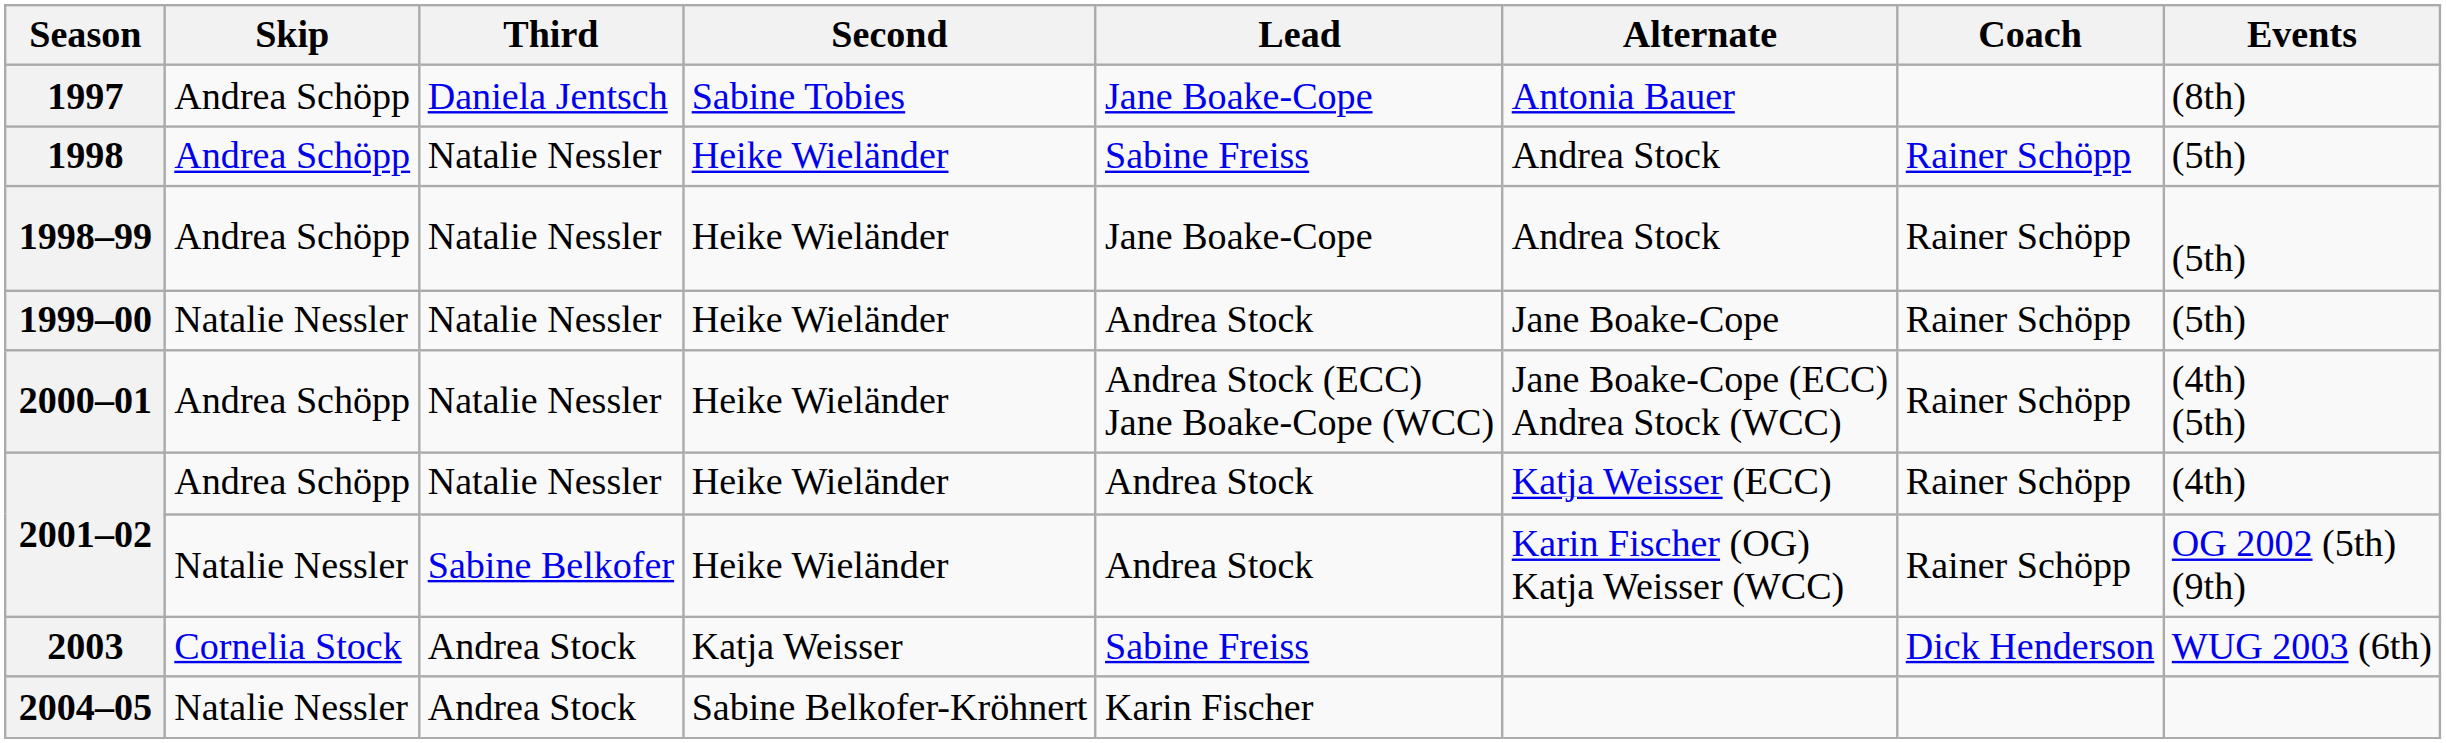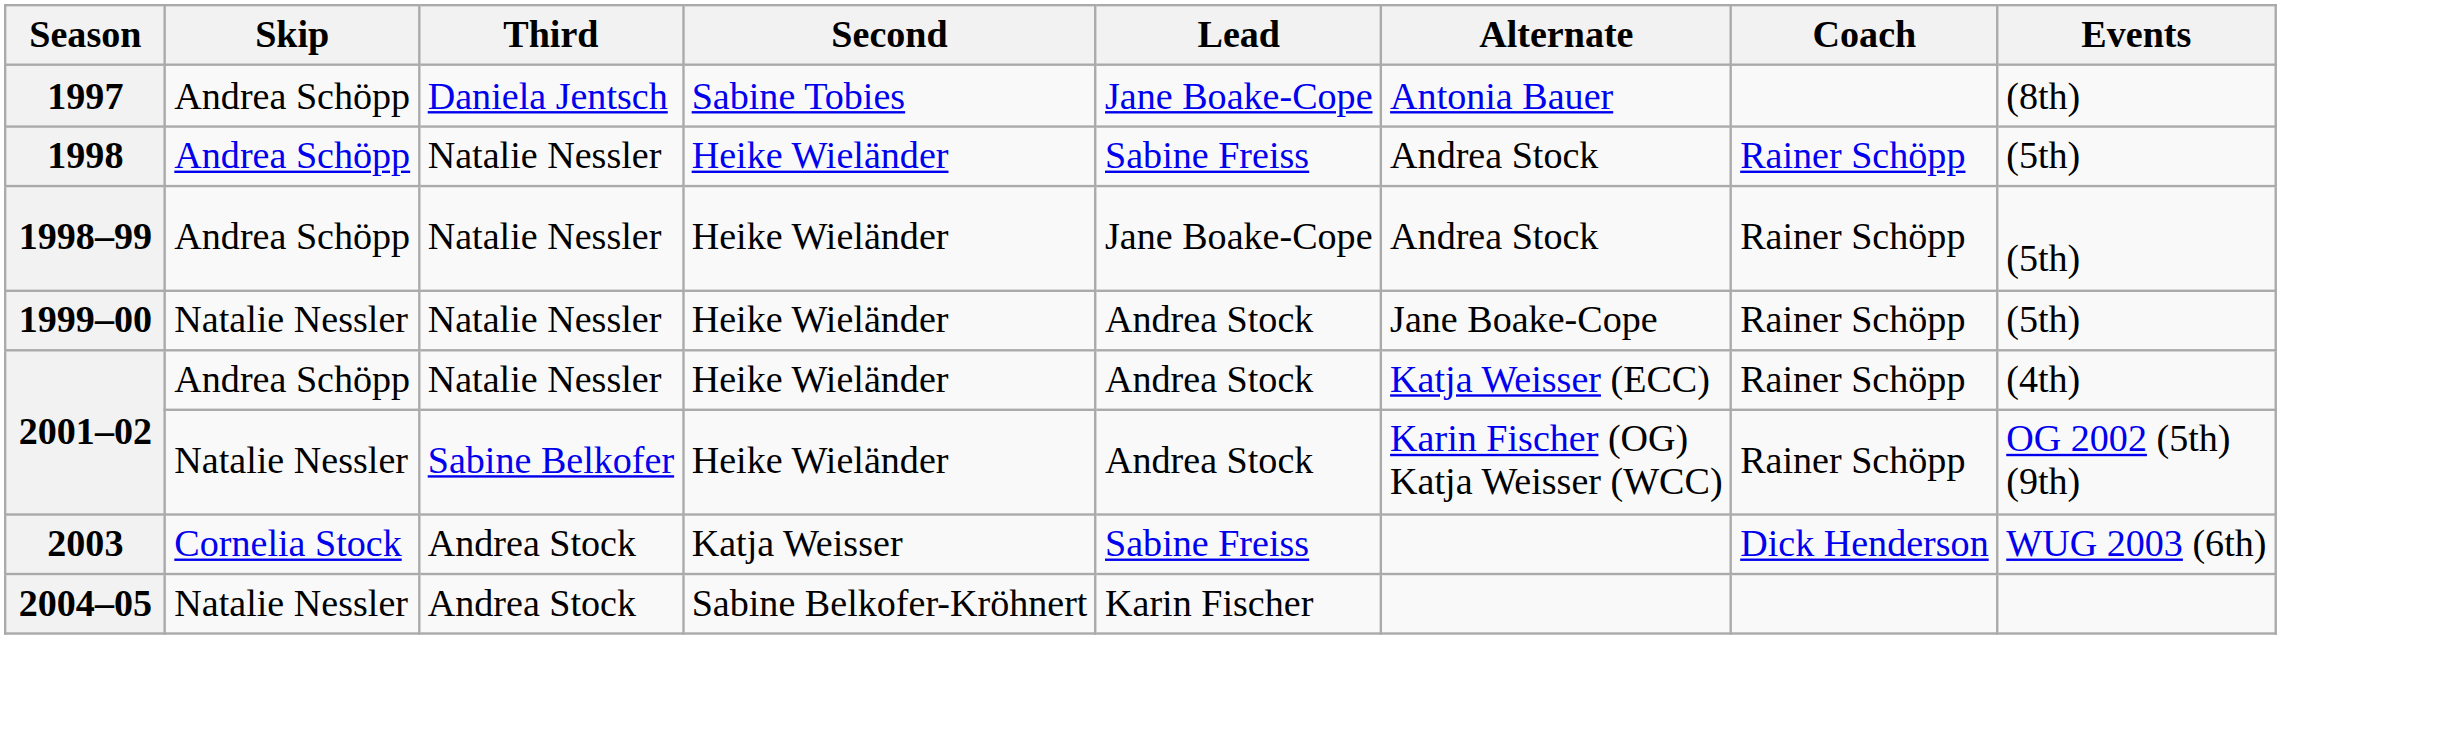- row: (85, 400)
